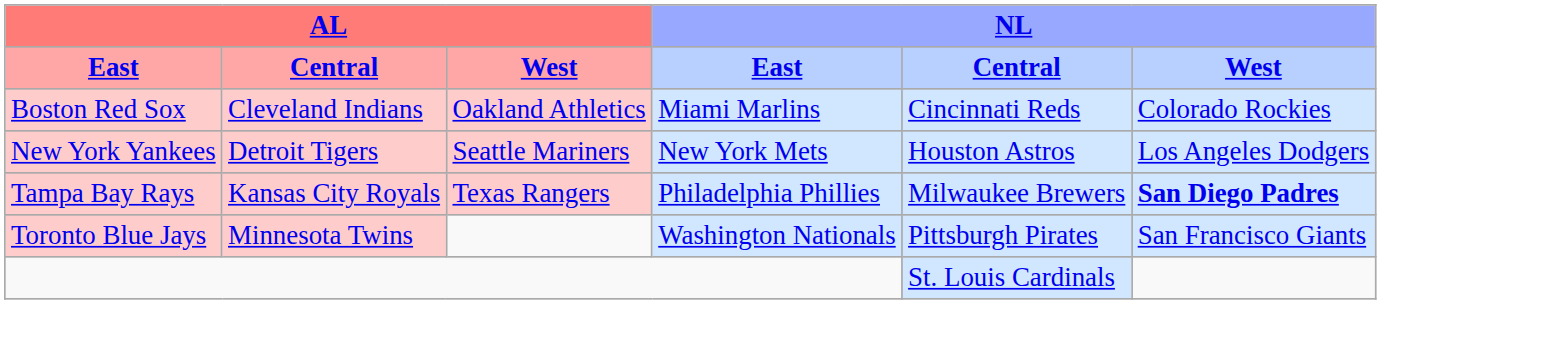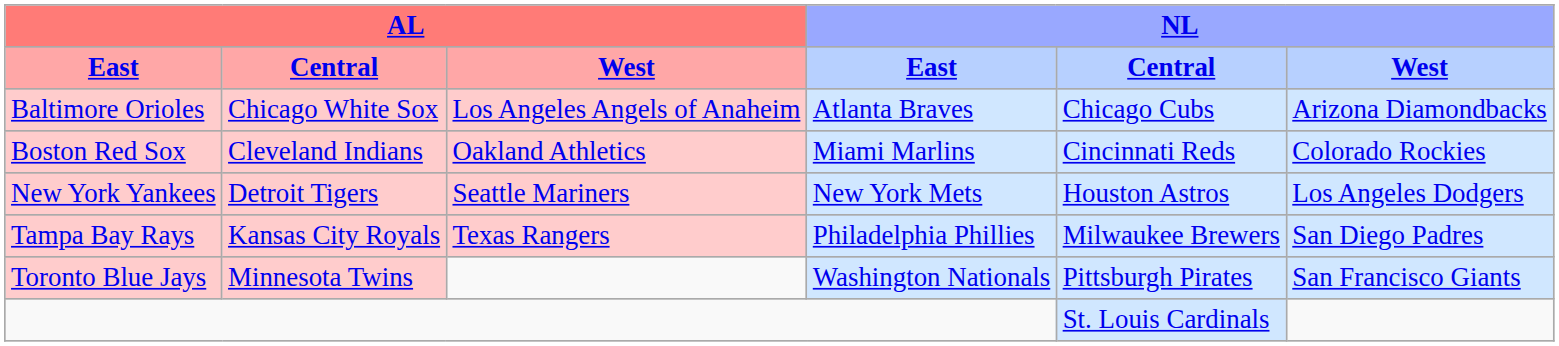+ row: (108, 109)
(1238, 193) bold -> (1388, 235) normal
